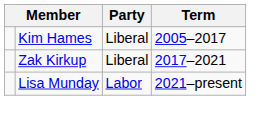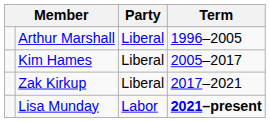+ row: (67, 38)
(198, 83) normal -> (216, 106) bold
